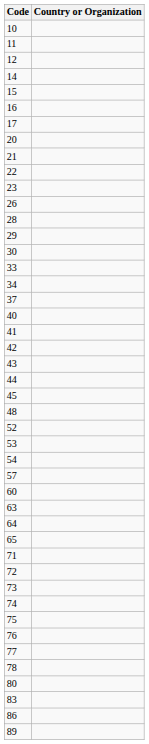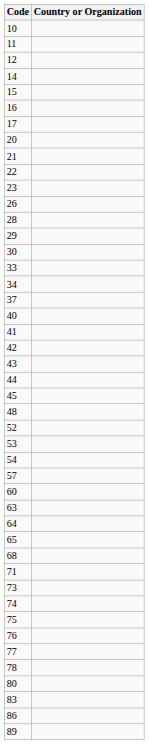+ row: (12, 556)
- row: (12, 572)
